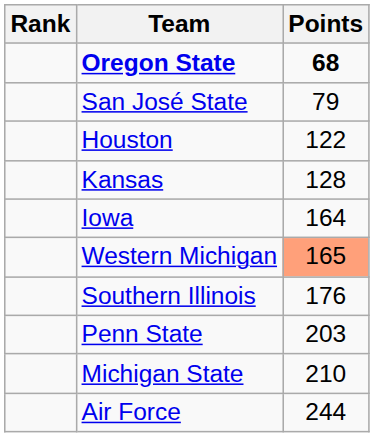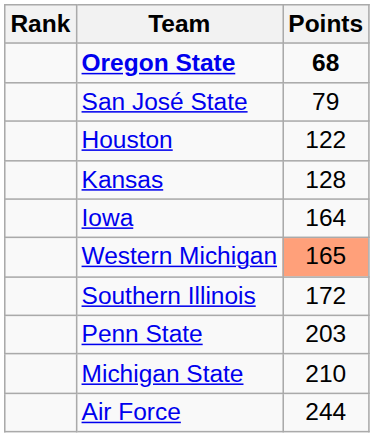(326, 295) 176 -> (326, 295) 172
